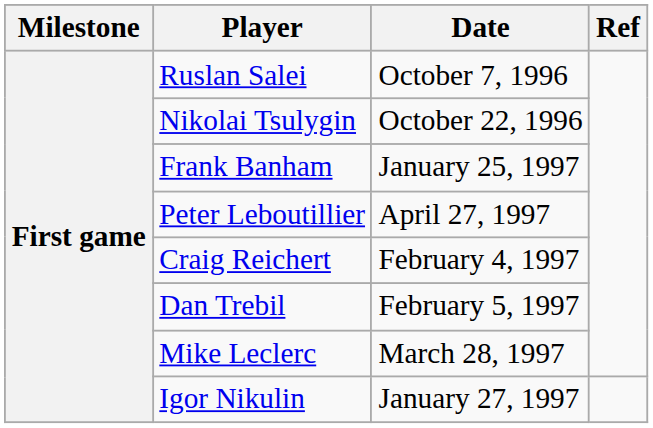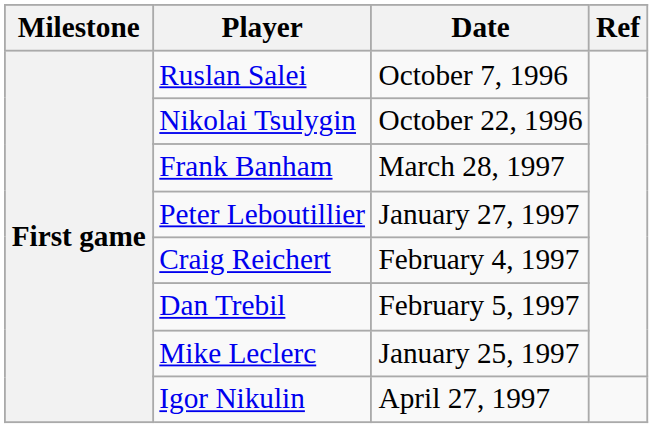(479, 167) January 25, 1997 -> (472, 167) March 28, 1997
(464, 213) April 27, 1997 -> (479, 213) January 27, 1997
(472, 352) March 28, 1997 -> (479, 352) January 25, 1997
(479, 399) January 27, 1997 -> (464, 399) April 27, 1997
